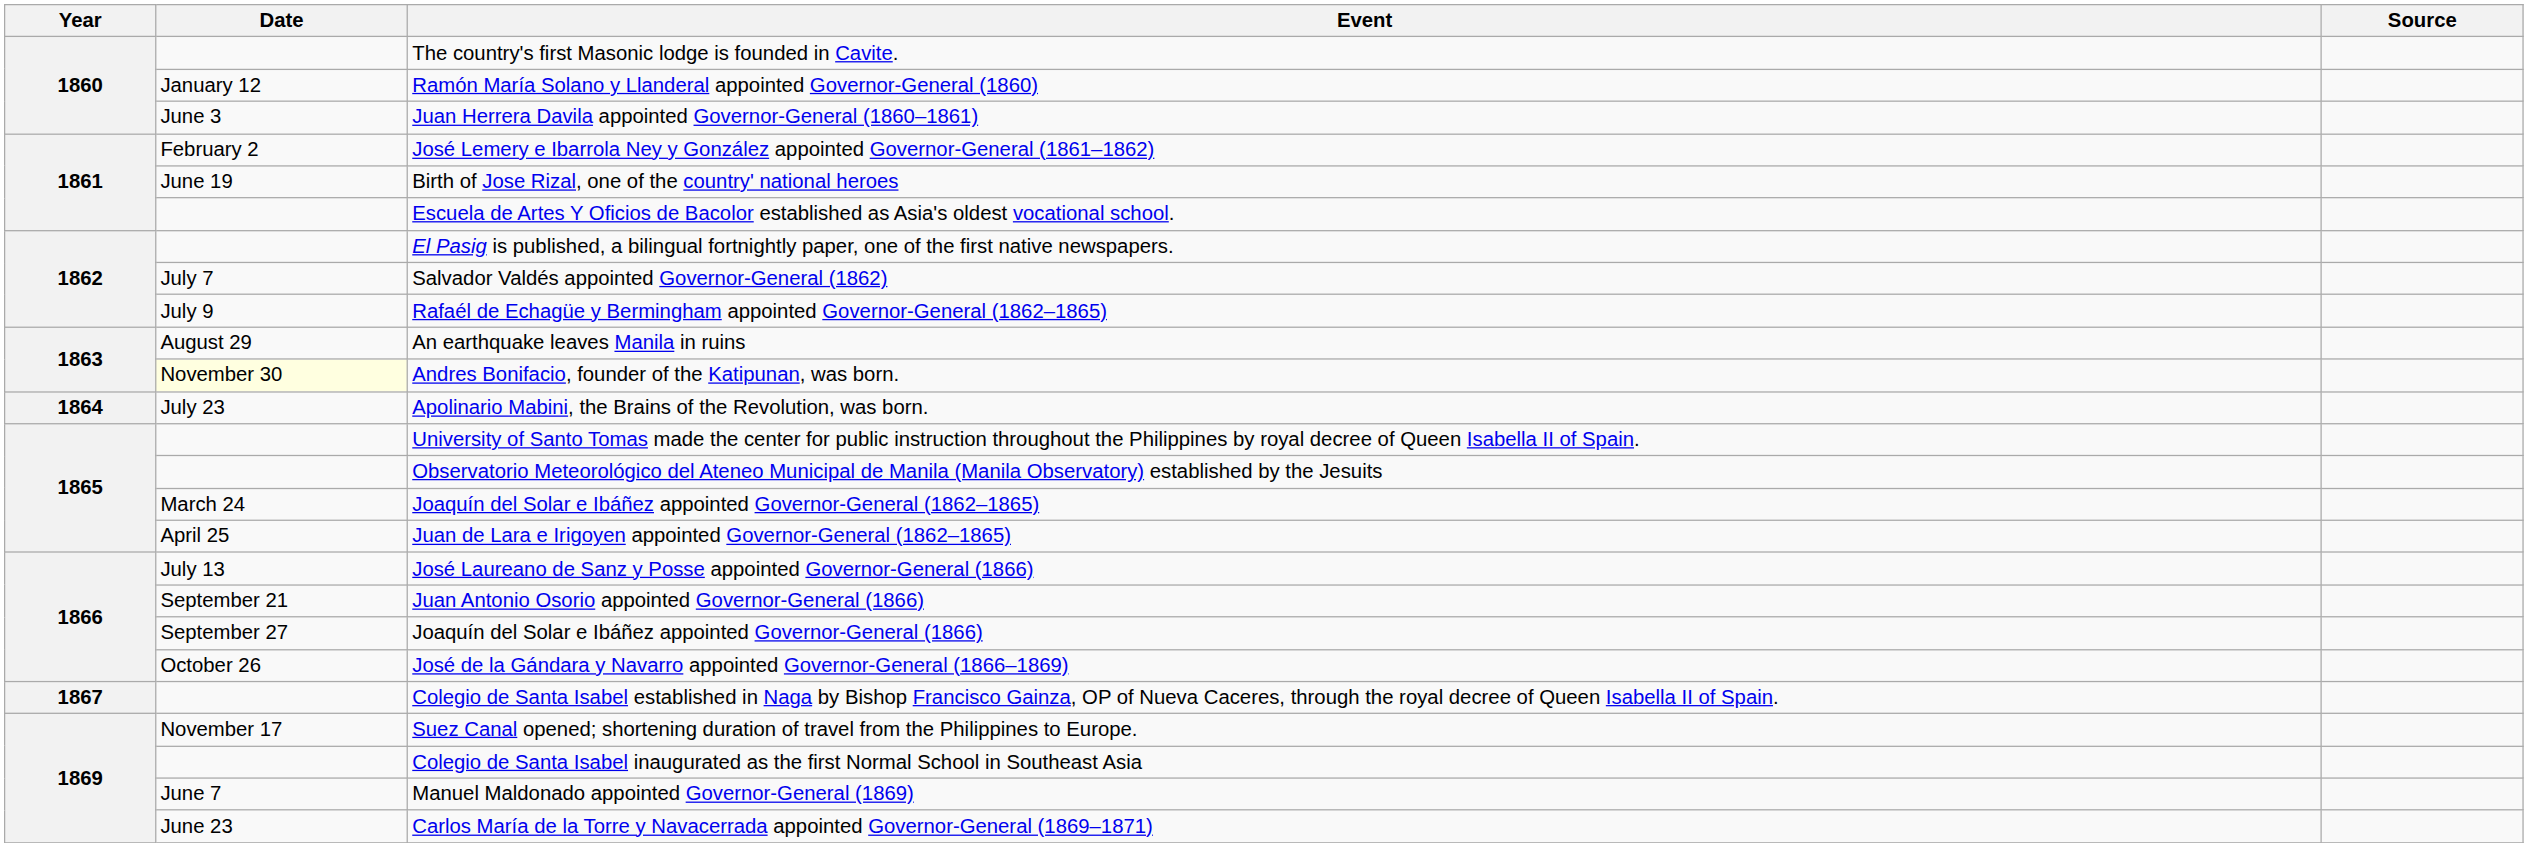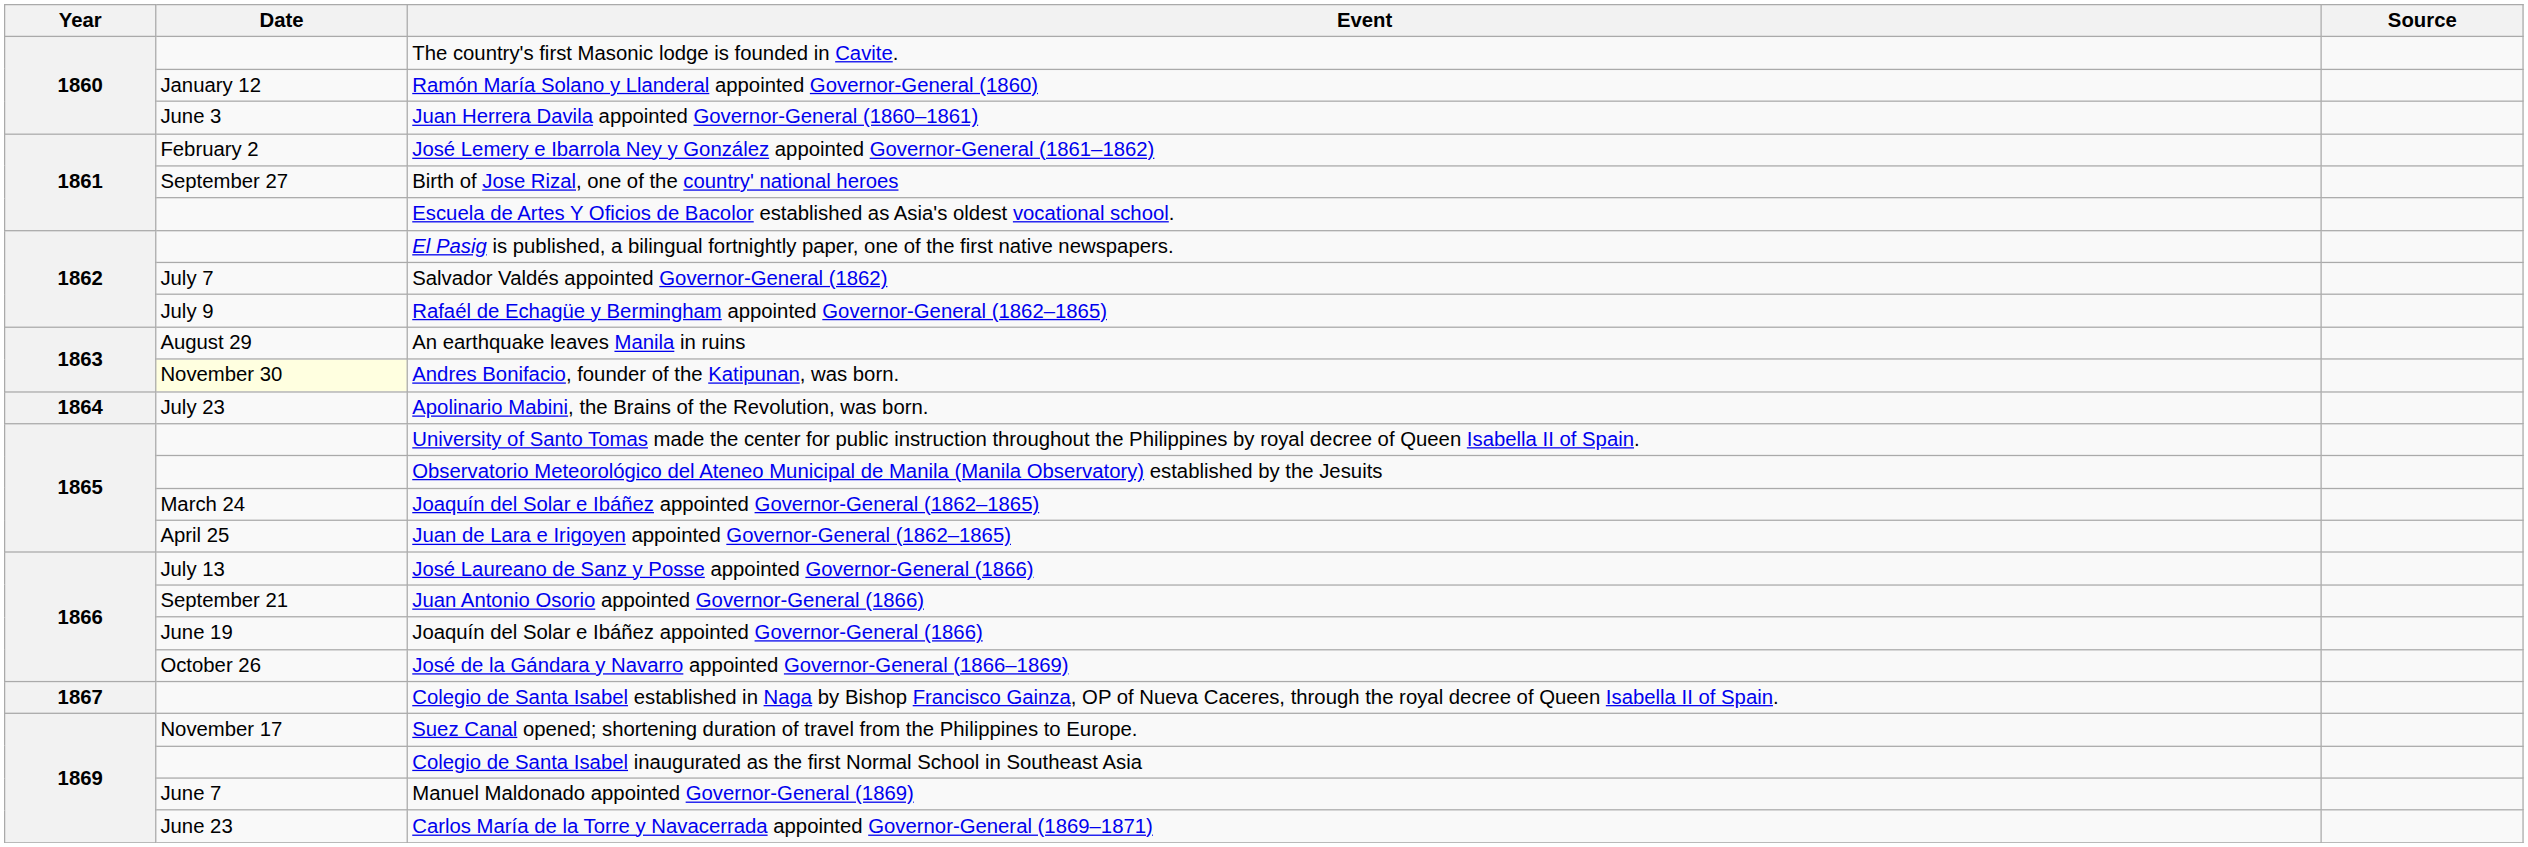(197, 181) June 19 -> (224, 181) September 27
(224, 632) September 27 -> (197, 632) June 19
